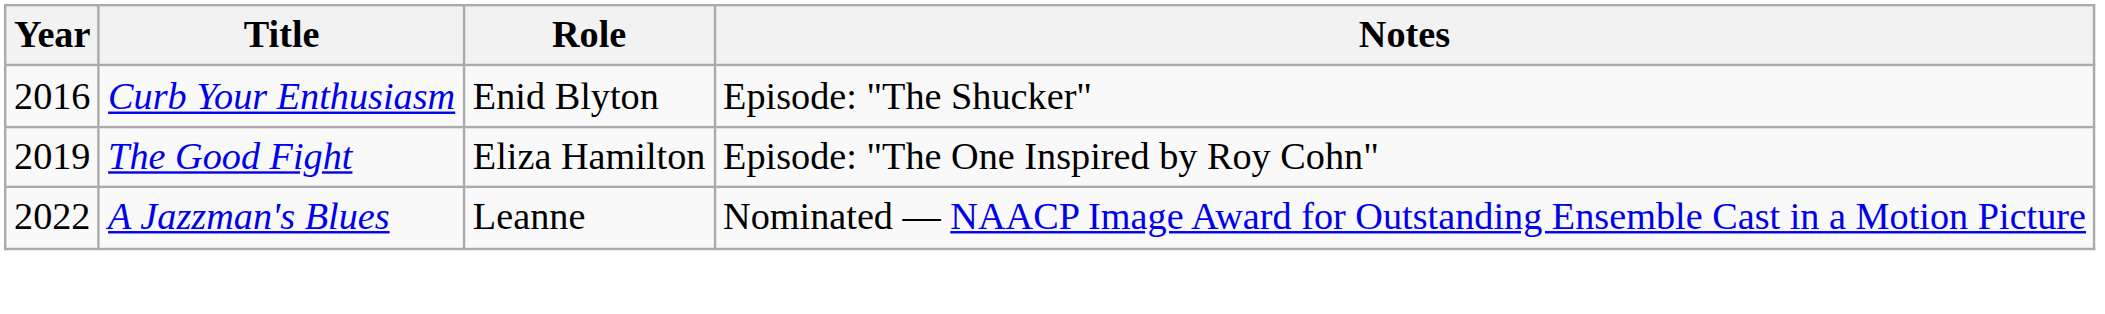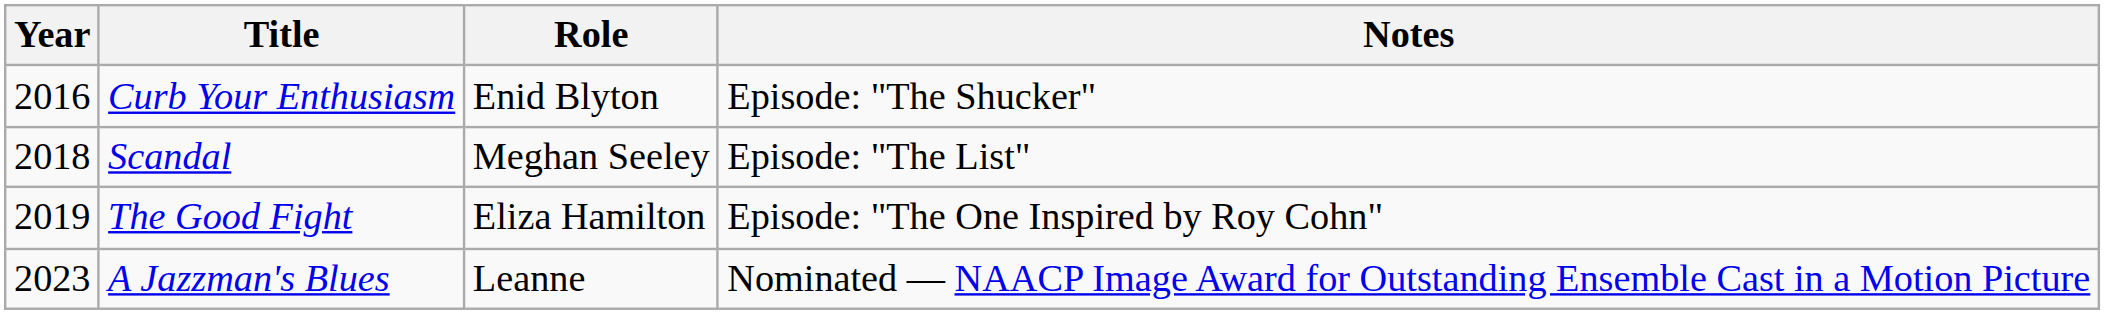+ row: (170, 156)
(52, 216) 2022 -> (52, 277) 2023
